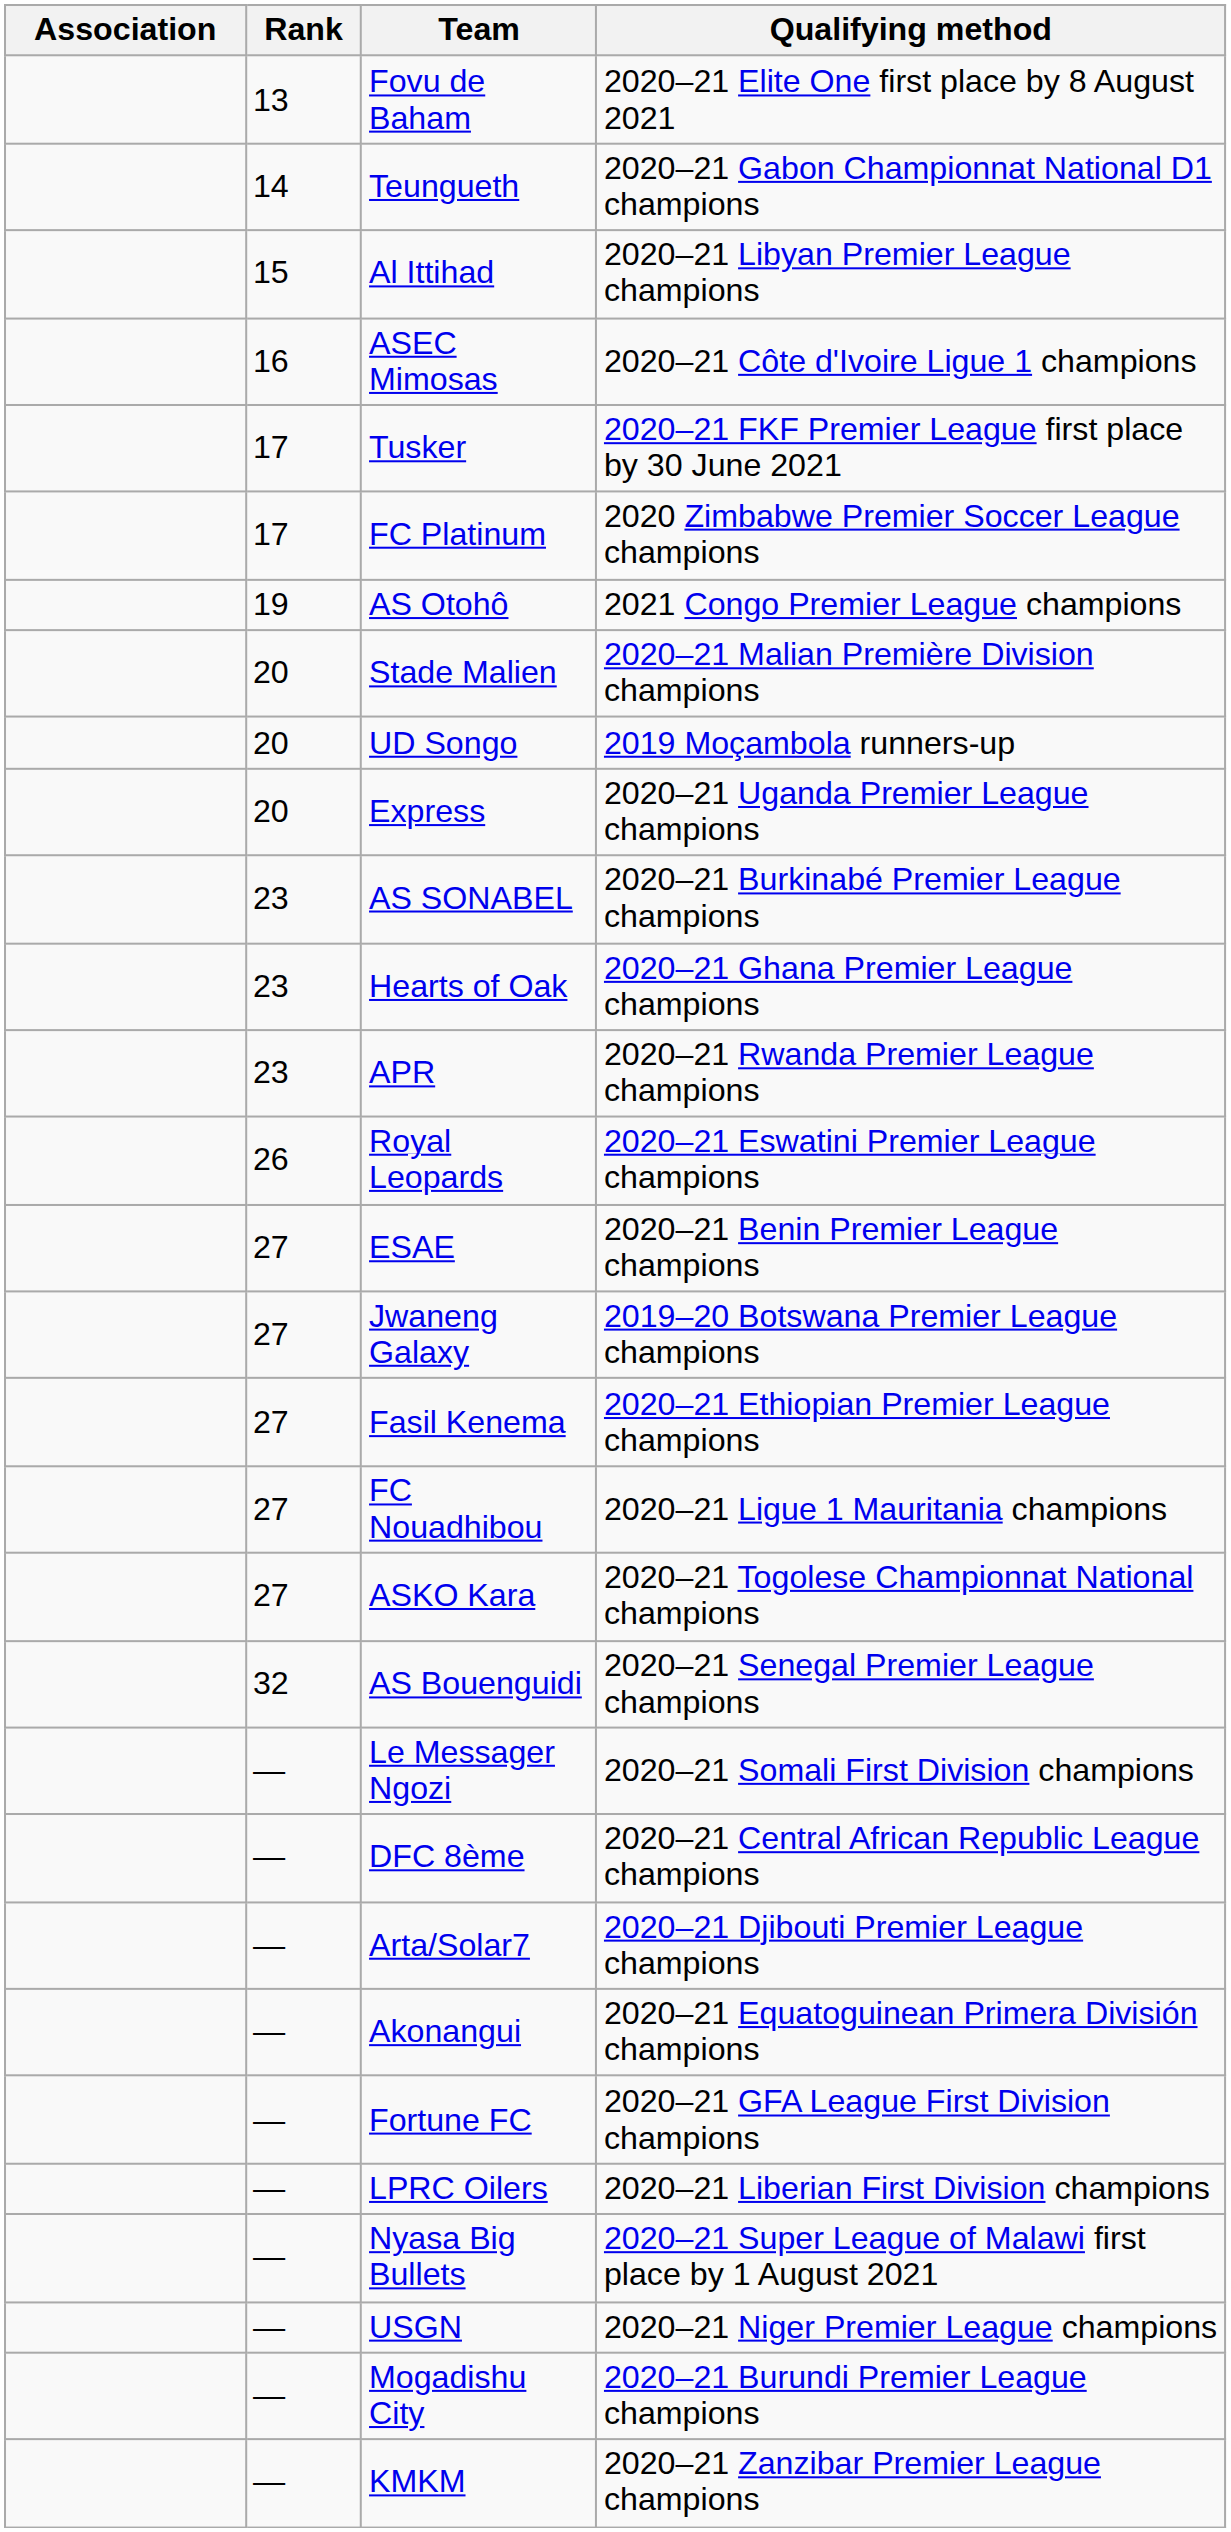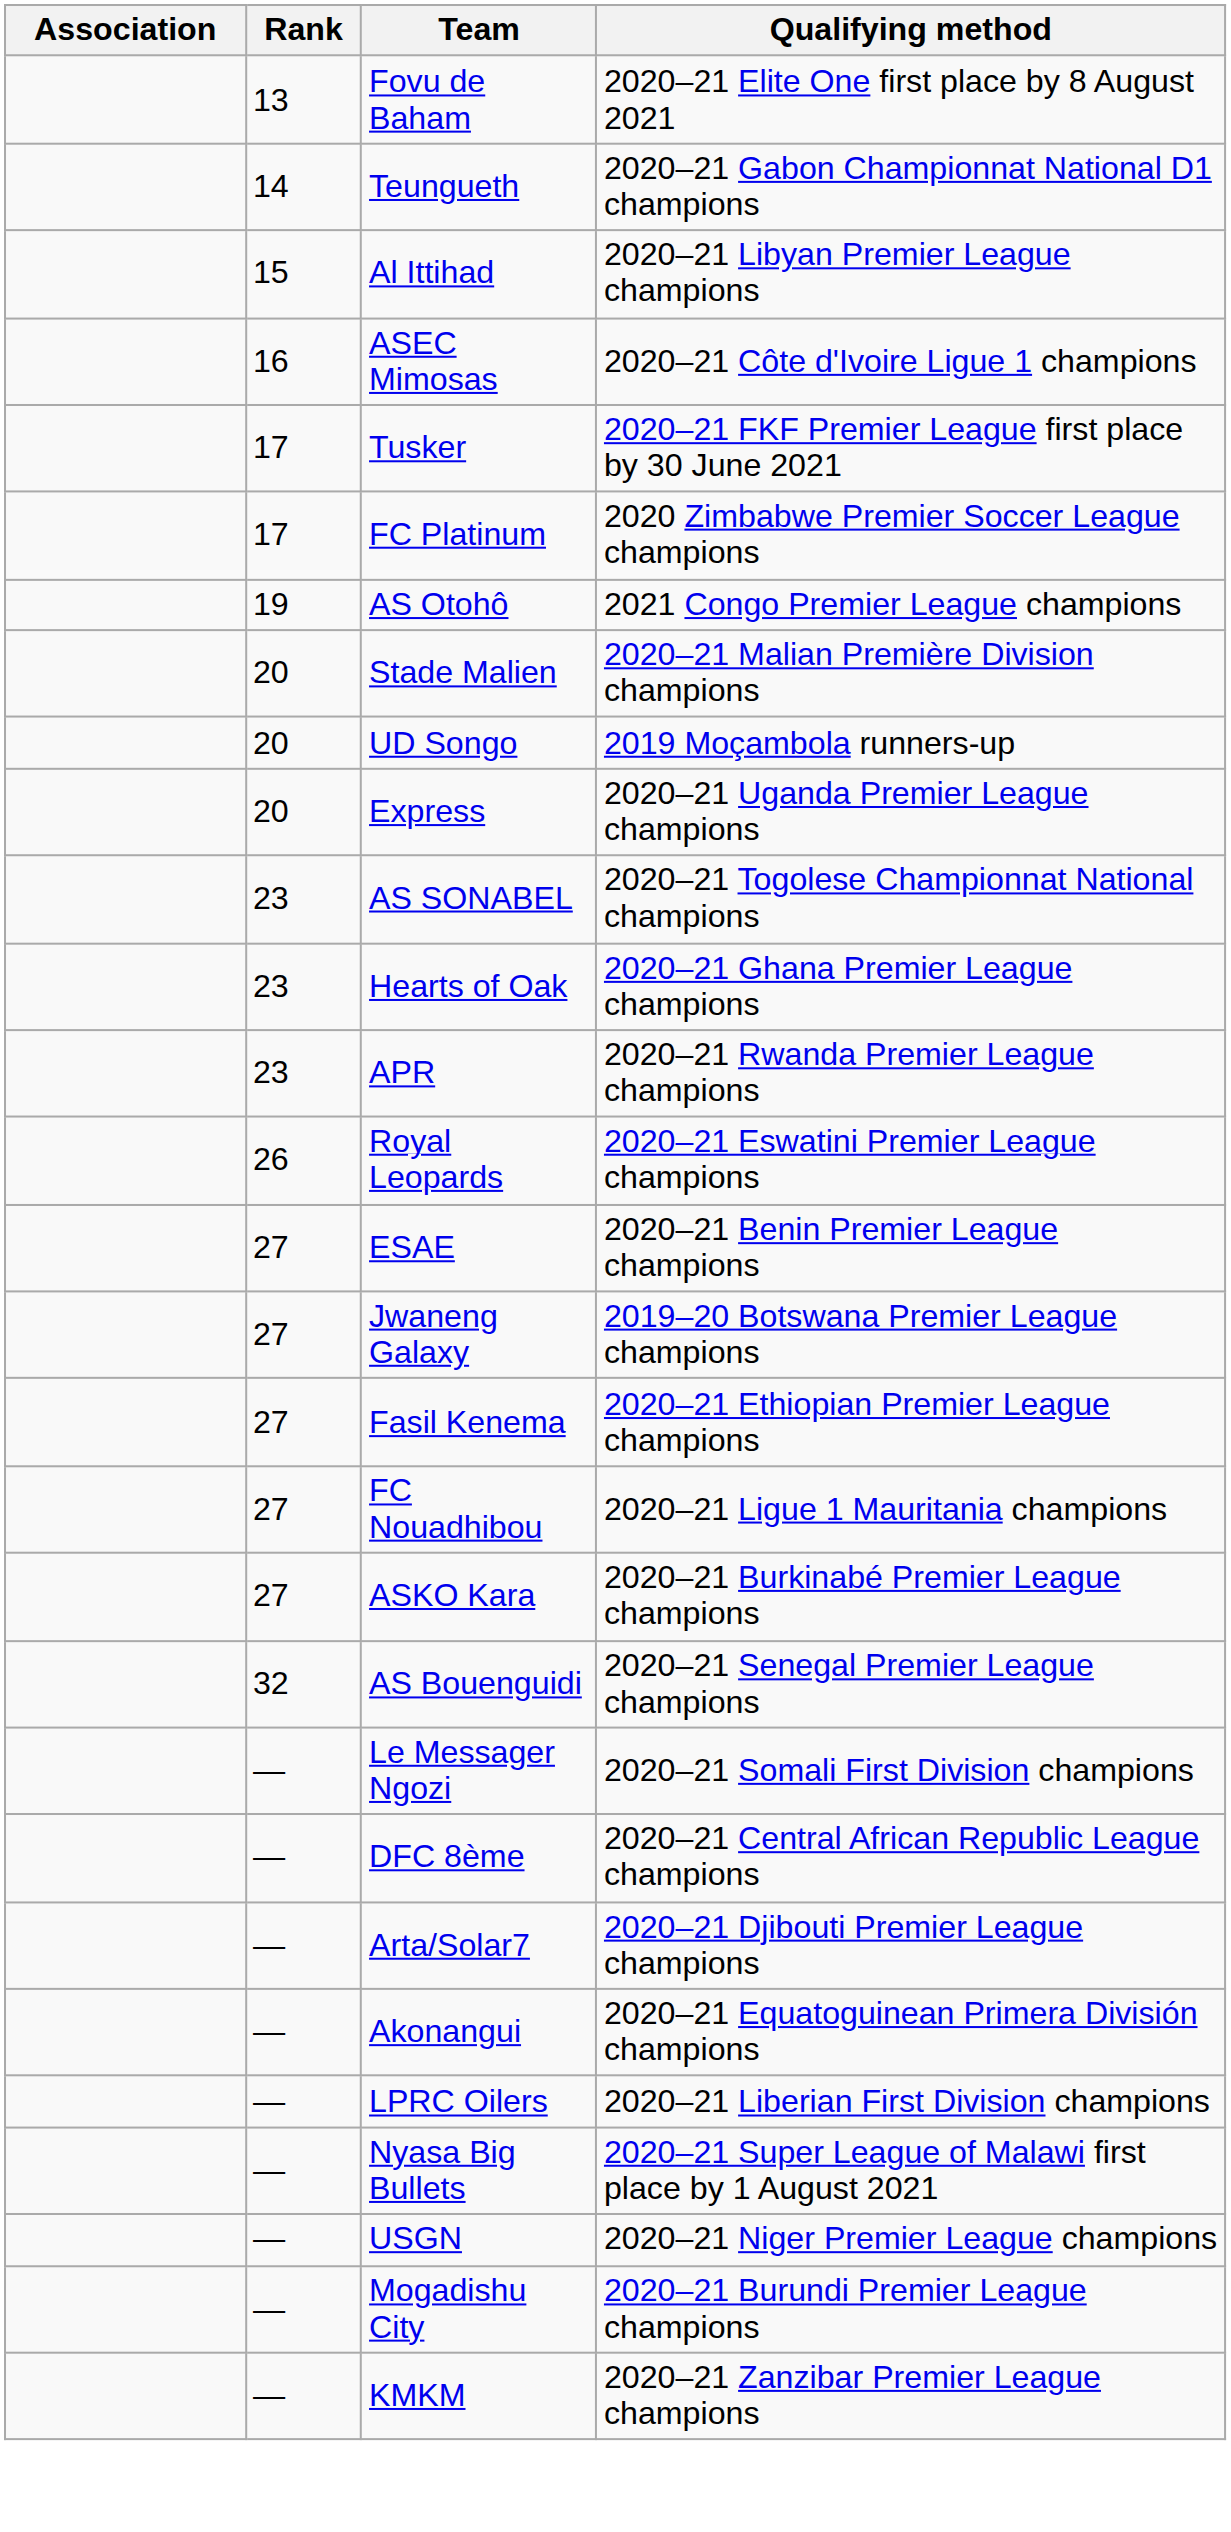(862, 898) 2020–21 Burkinabé Premier League champions -> (899, 898) 2020–21 Togolese Championnat National champions
(899, 1596) 2020–21 Togolese Championnat National champions -> (862, 1596) 2020–21 Burkinabé Premier League champions
- row: (450, 2119)
